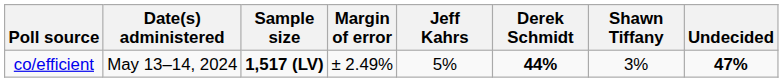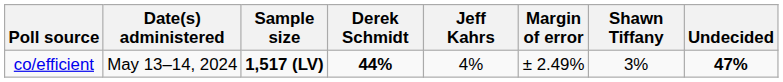columns swapped: (362, 28) <-> (540, 28)
(445, 64) 5% -> (471, 64) 4%
